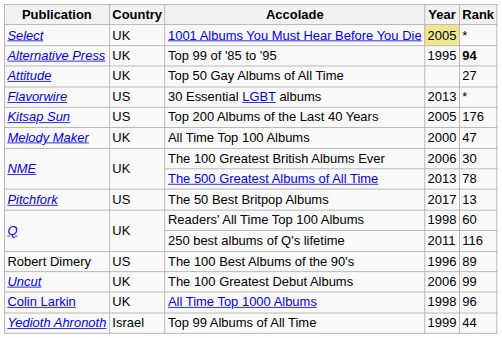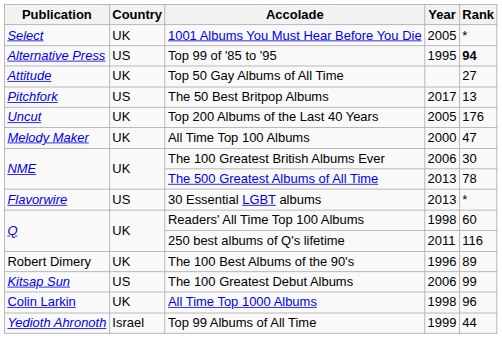(442, 35) khaki background -> (442, 35) no background
(121, 55) UK -> (121, 55) US
rows swapped: (245, 96) <-> (248, 199)
(39, 117) Kitsap Sun -> (24, 117) Uncut
(121, 117) US -> (121, 117) UK
(121, 261) US -> (121, 261) UK
(24, 281) Uncut -> (39, 281) Kitsap Sun
(121, 281) UK -> (121, 281) US
